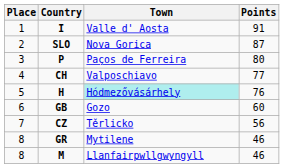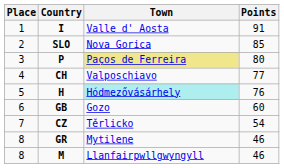(259, 44) 87 -> (259, 44) 85
(136, 60) no background -> (136, 60) khaki background
(259, 124) 56 -> (259, 124) 54
